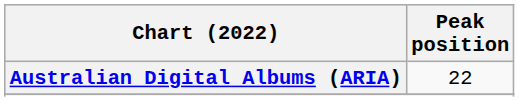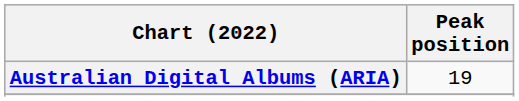(460, 78) 22 -> (460, 78) 19
